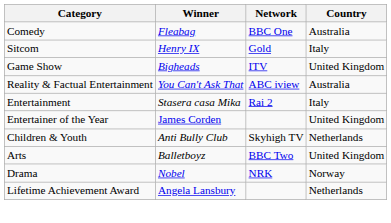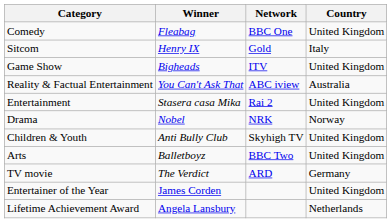(329, 31) Australia -> (346, 31) United Kingdom
(319, 102) Italy -> (346, 102) United Kingdom
rows swapped: (22, 173) <-> (58, 119)
(336, 137) Netherlands -> (346, 137) United Kingdom
+ row: (30, 173)
